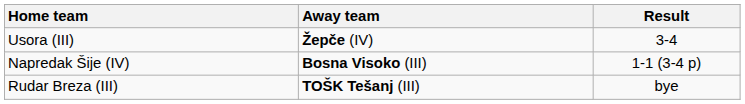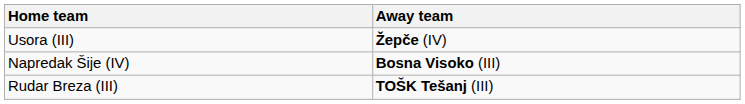- column: (667, 16)
